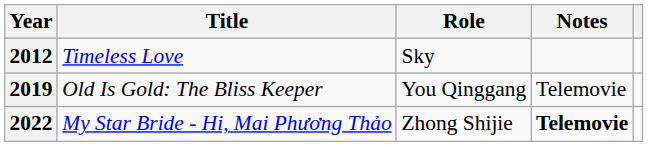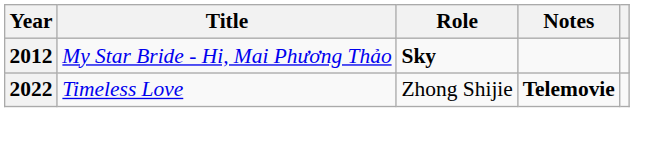(123, 55) Timeless Love -> (227, 55) My Star Bride - Hi, Mai Phương Thảo
(418, 55) normal -> (419, 55) bold
- row: (31, 89)
(227, 123) My Star Bride - Hi, Mai Phương Thảo -> (123, 89) Timeless Love
